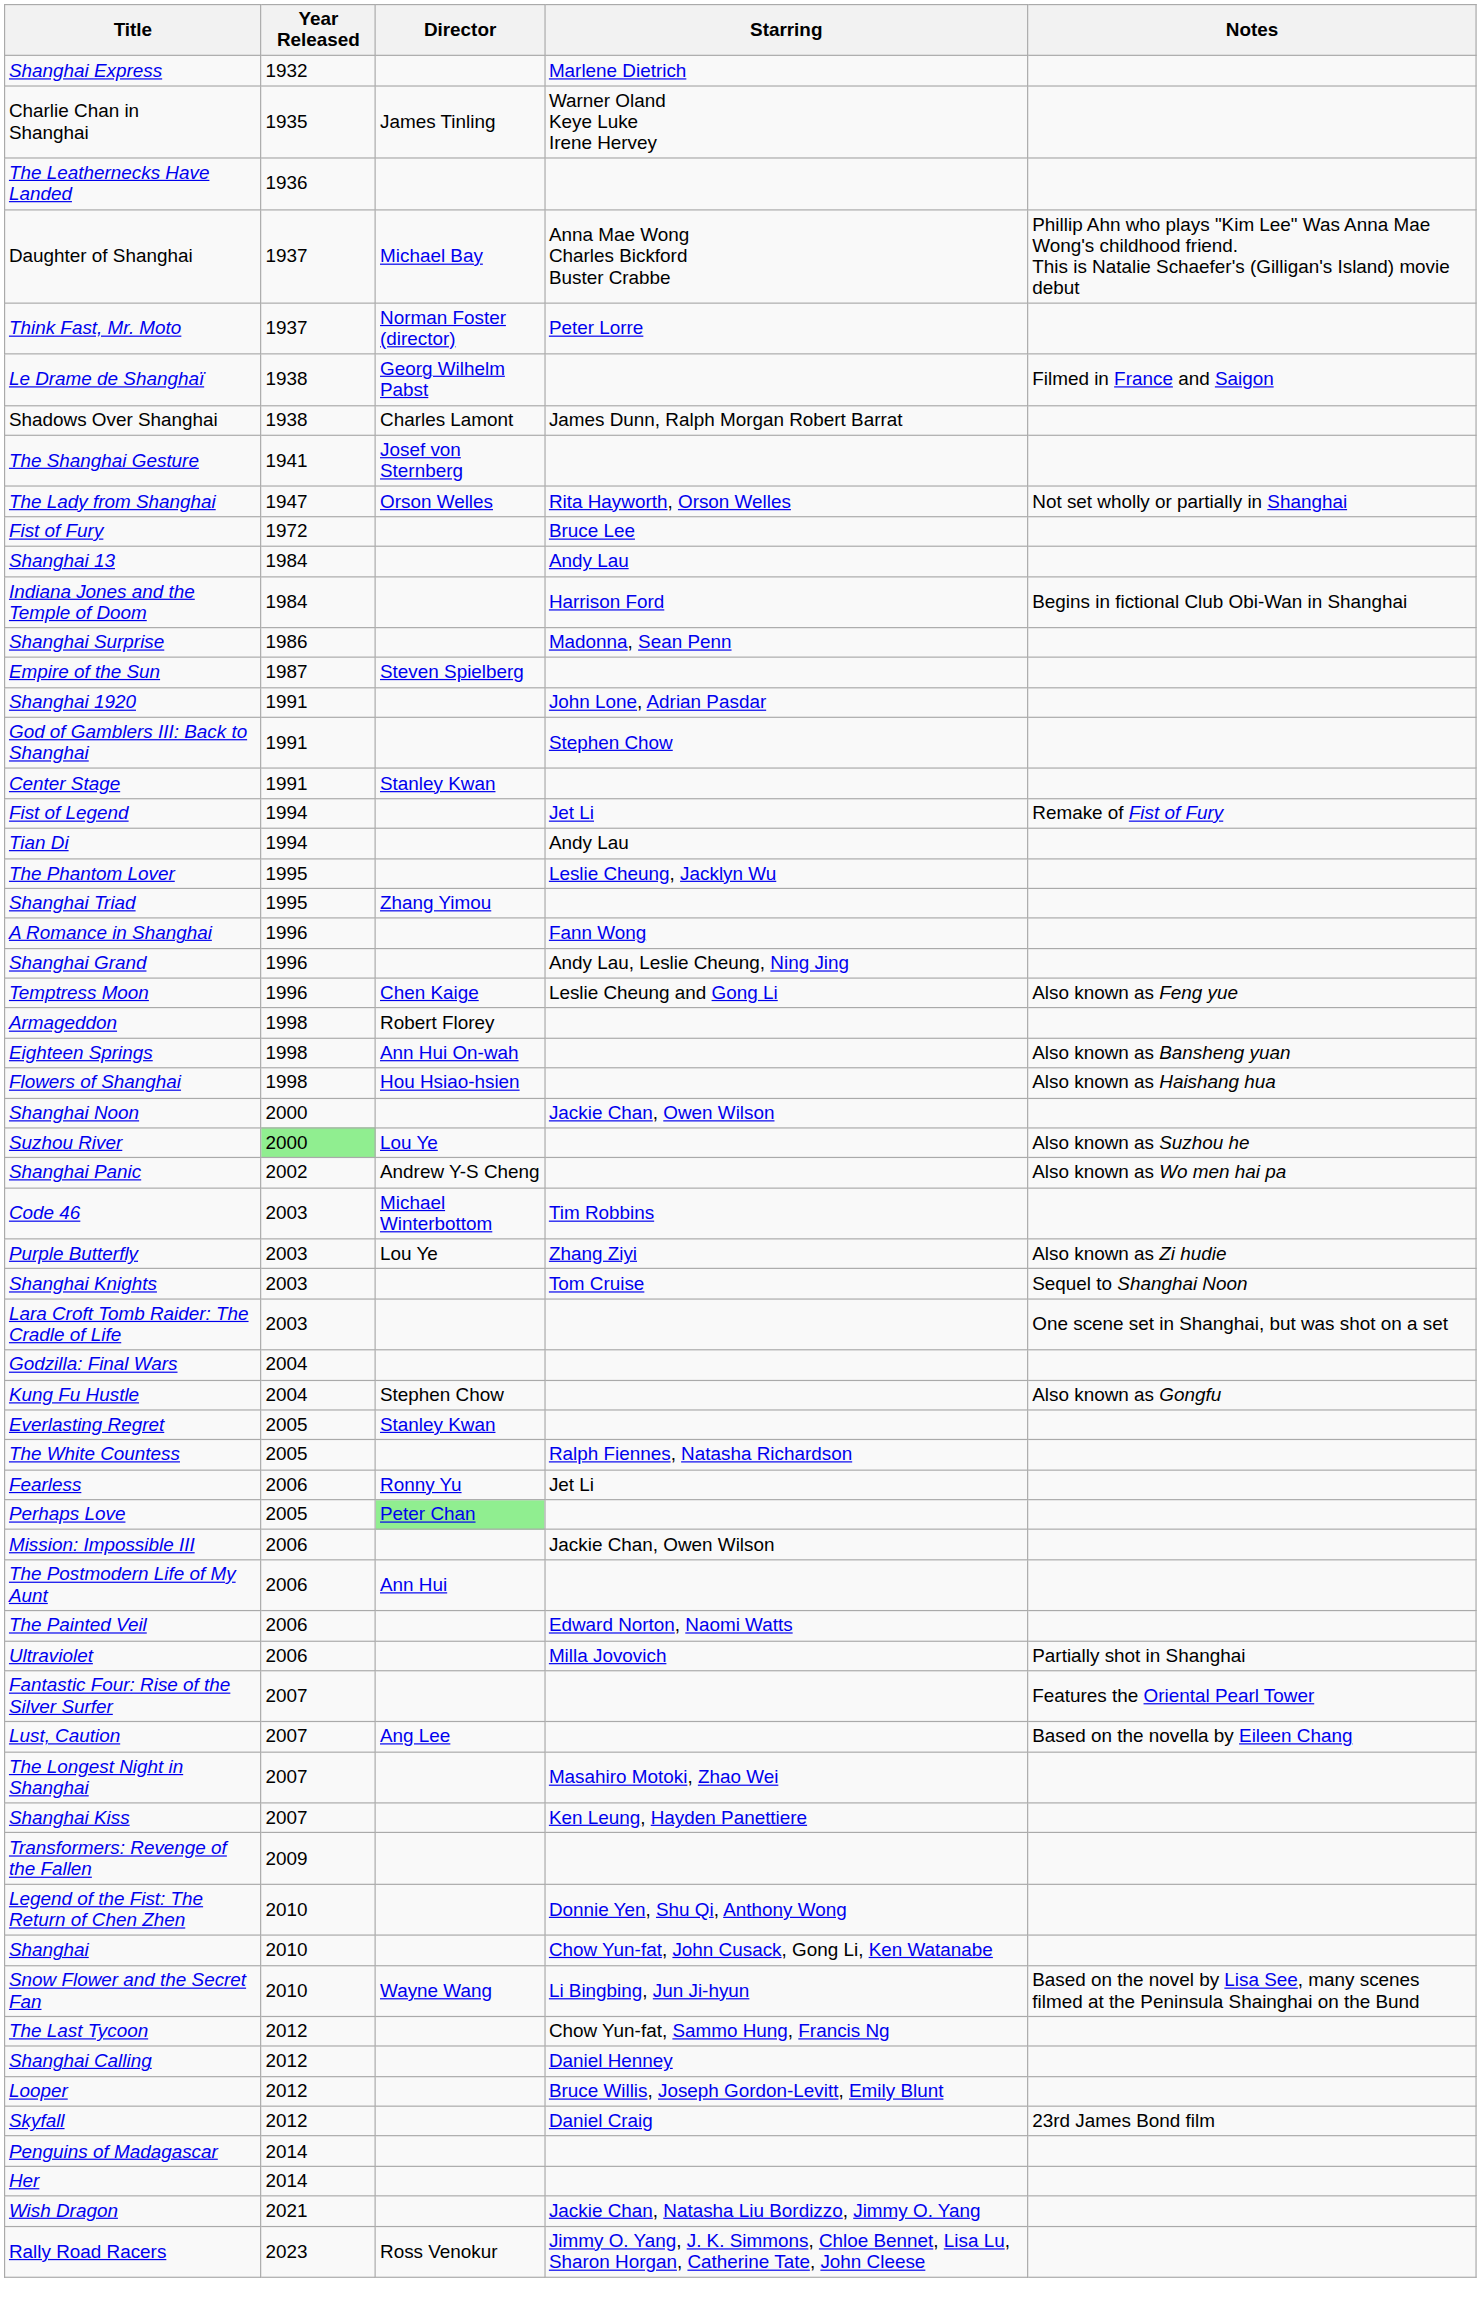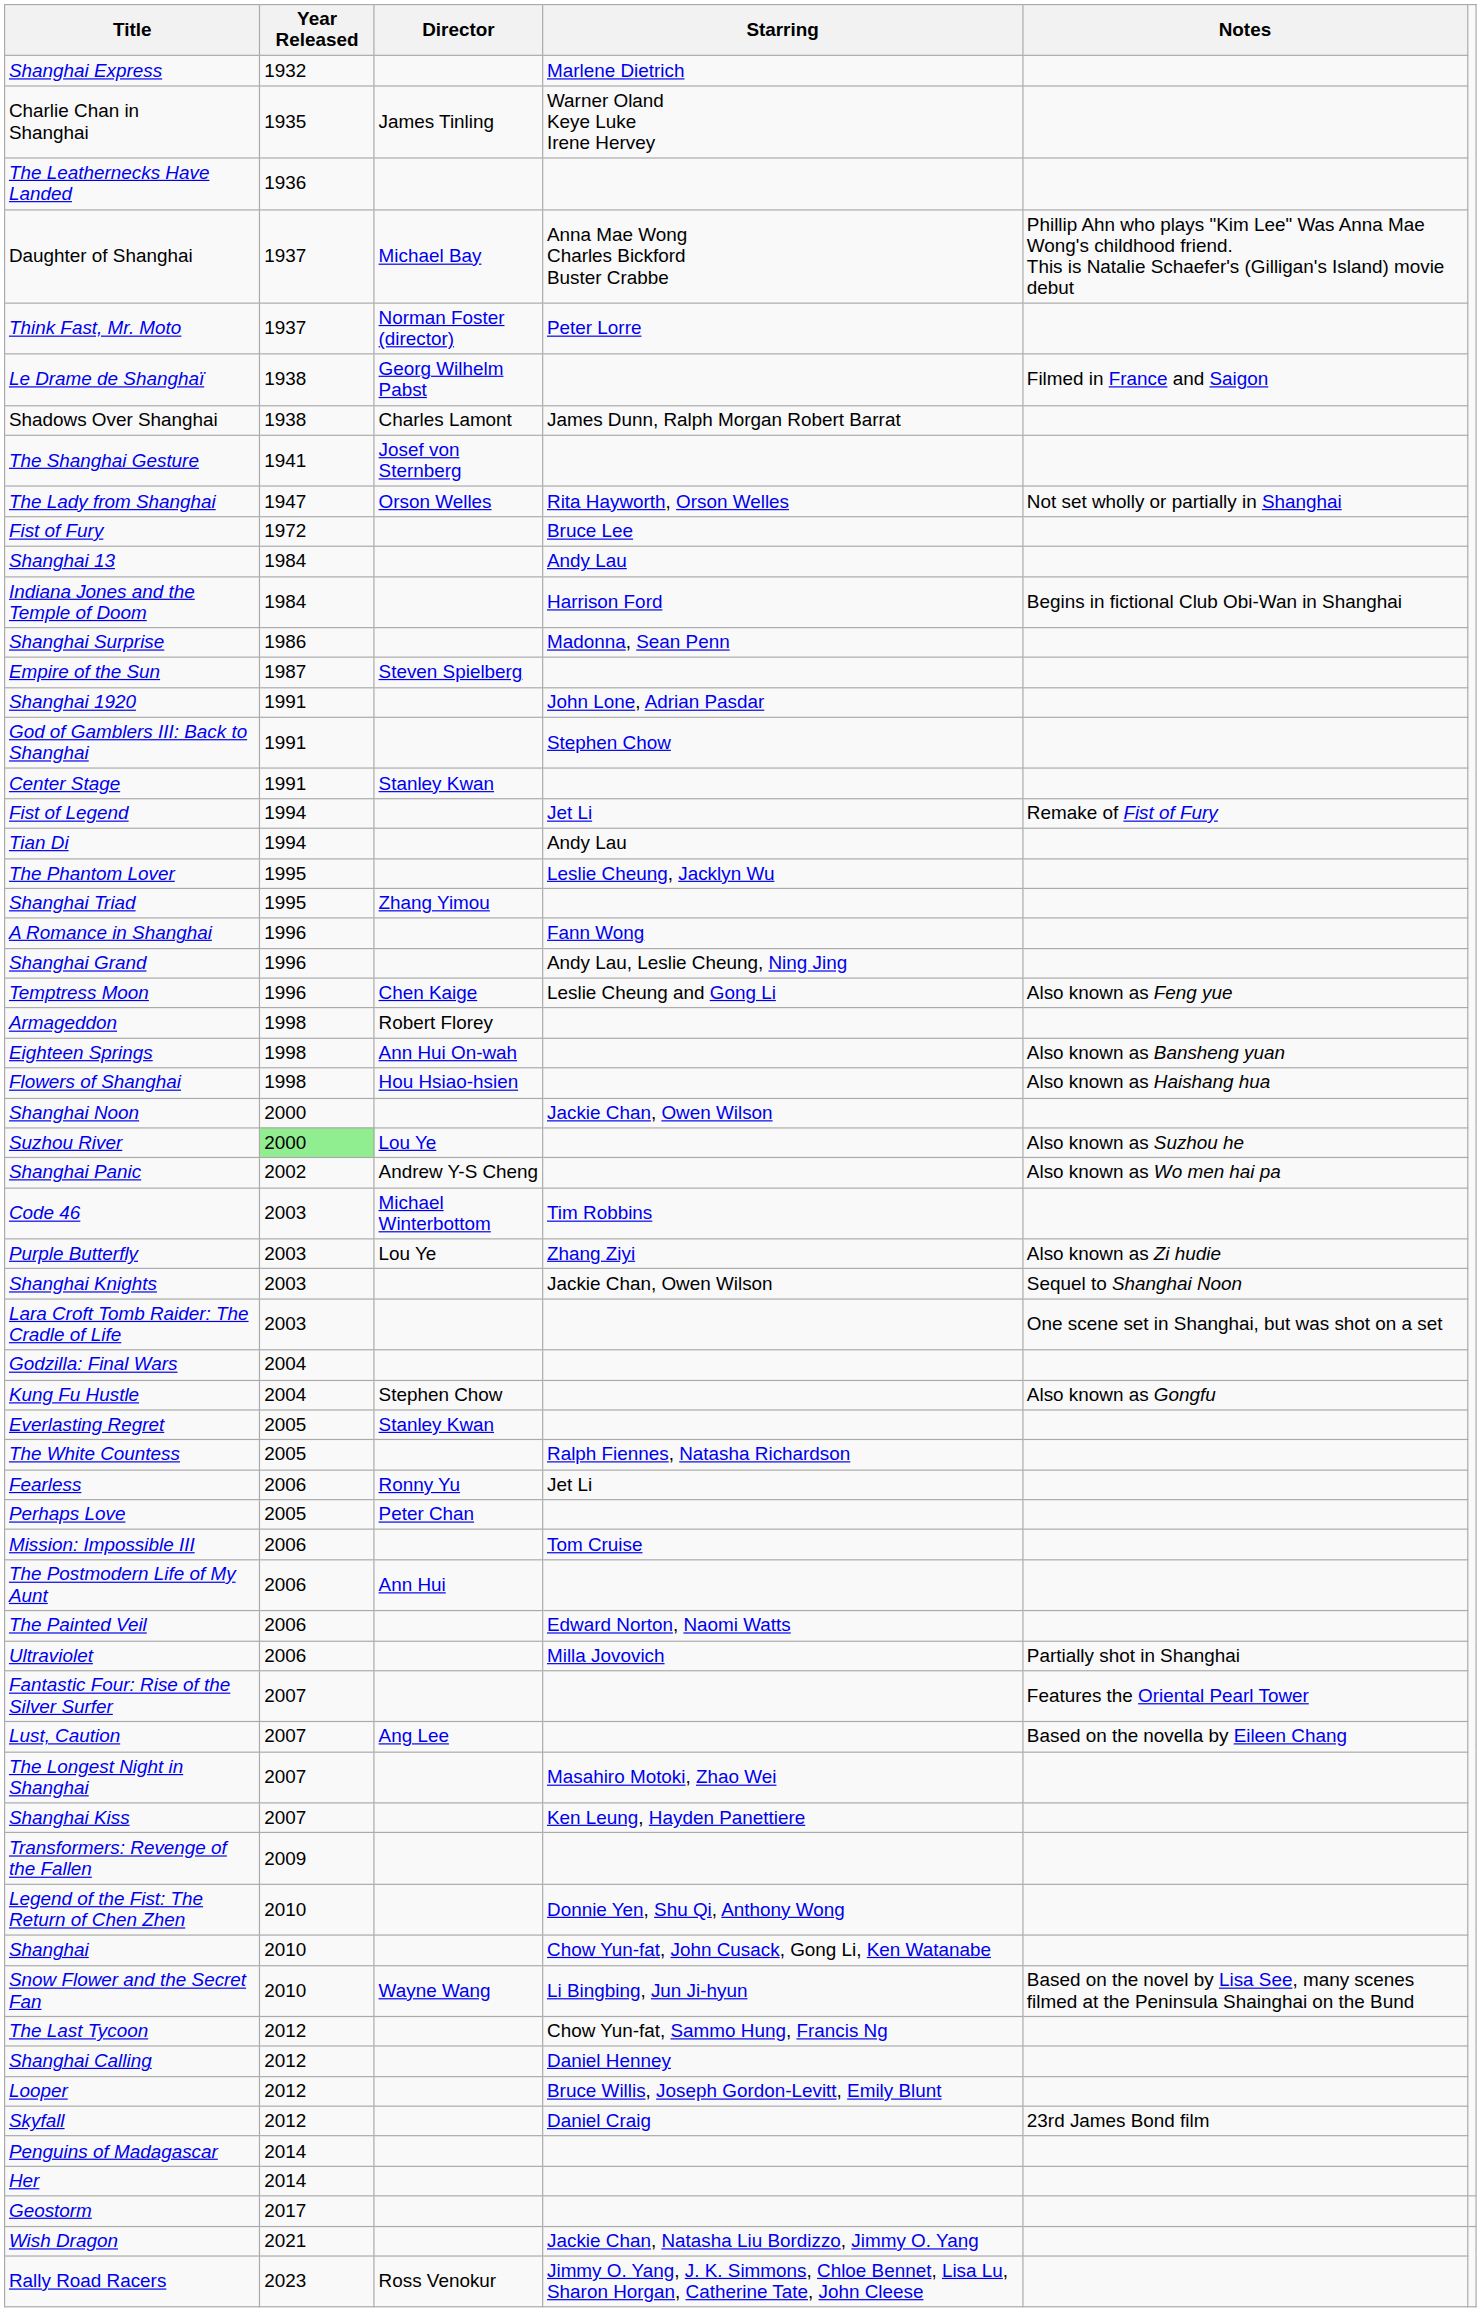(597, 1283) Tom Cruise -> (660, 1283) Jackie Chan, Owen Wilson
(428, 1514) lightgreen background -> (426, 1514) no background
(662, 1544) Jackie Chan, Owen Wilson -> (595, 1544) Tom Cruise
+ row: (50, 2210)
